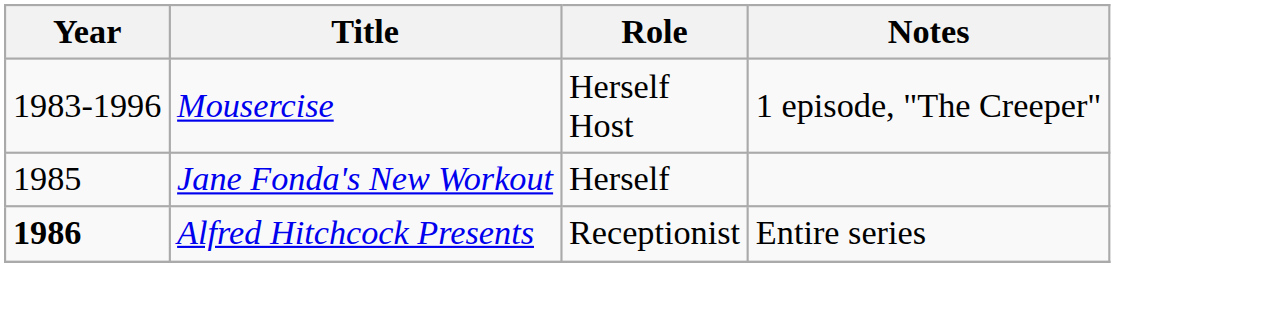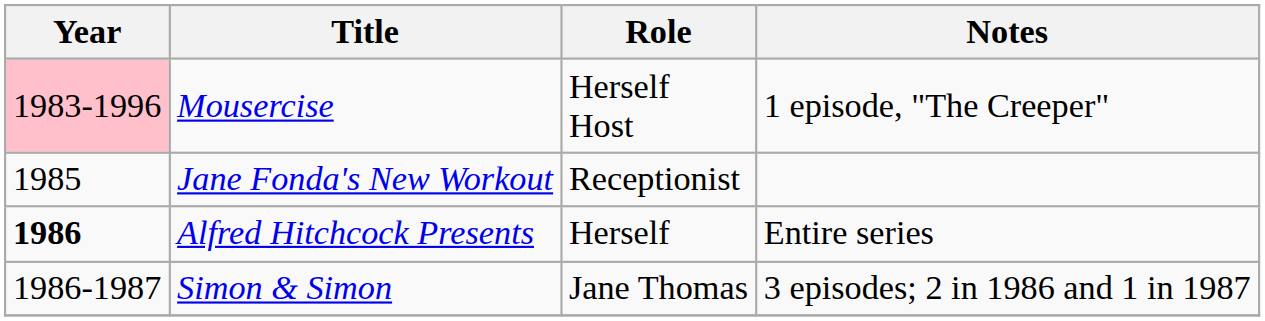(87, 105) no background -> (87, 105) pink background
(619, 178) Herself -> (654, 178) Receptionist
(654, 233) Receptionist -> (619, 233) Herself
+ row: (285, 287)
